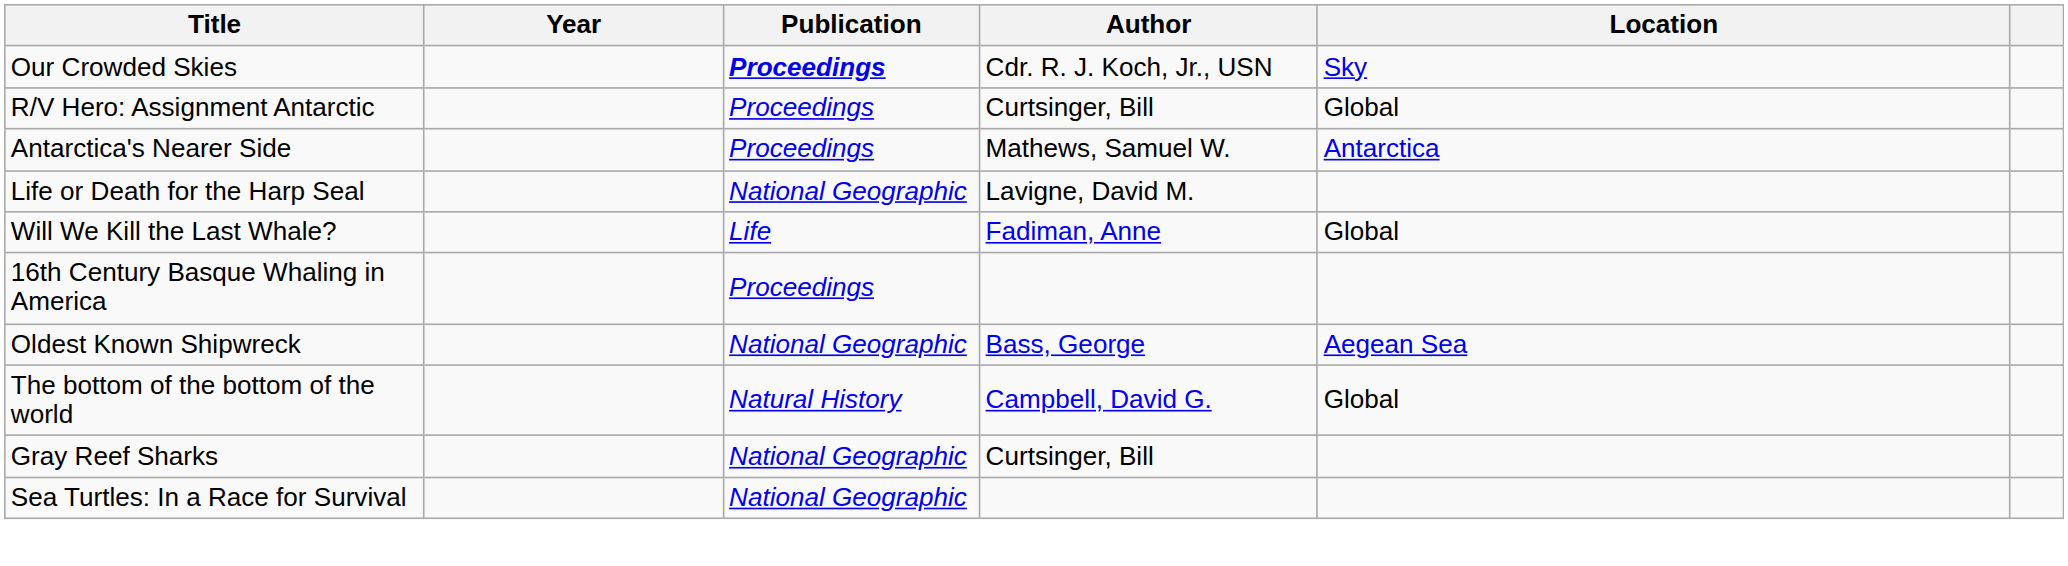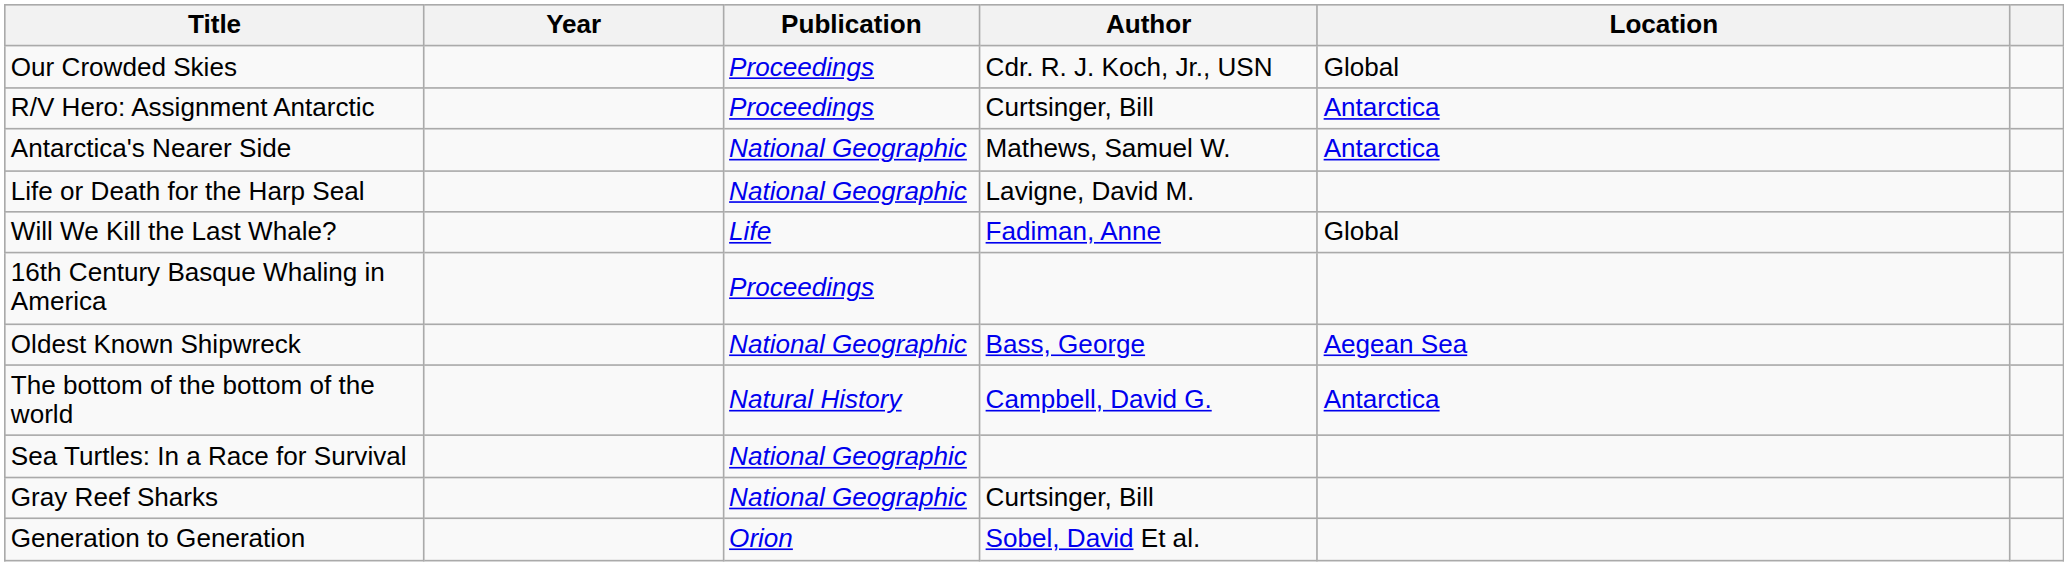(807, 66) bold -> (802, 66) normal
(1345, 66) Sky -> (1361, 66) Global
(1361, 107) Global -> (1382, 107) Antarctica
(802, 149) Proceedings -> (848, 149) National Geographic
(1361, 400) Global -> (1382, 400) Antarctica
rows swapped: (209, 497) <-> (114, 456)
+ row: (158, 538)
